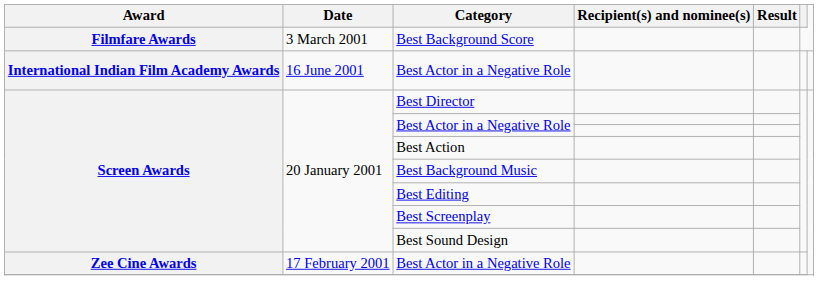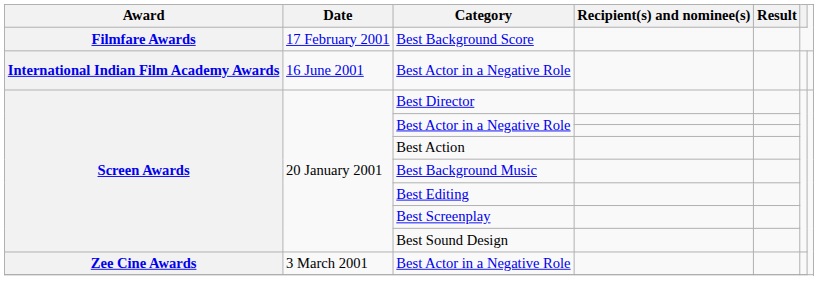(327, 39) 3 March 2001 -> (338, 39) 17 February 2001
(338, 263) 17 February 2001 -> (327, 263) 3 March 2001
